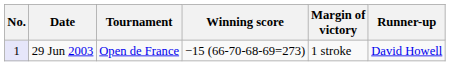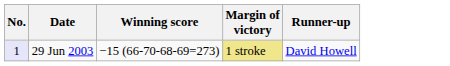- column: (139, 22)
(331, 50) no background -> (246, 50) khaki background
